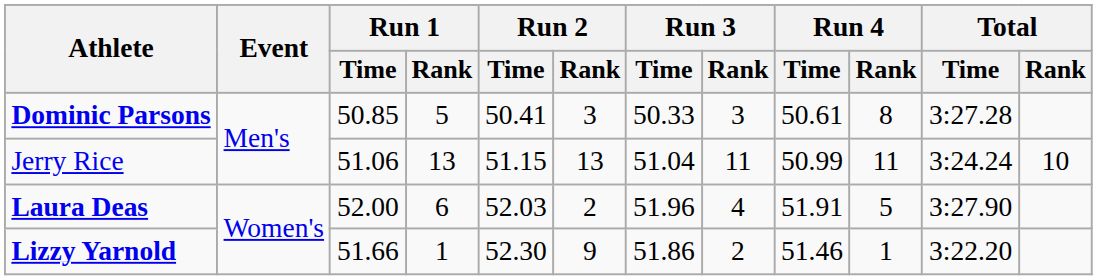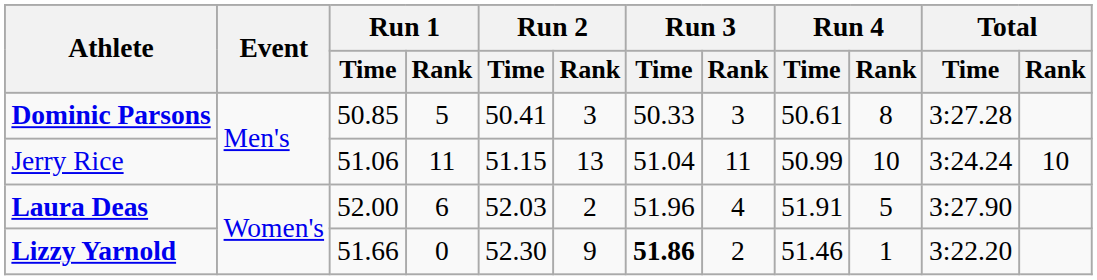(442, 161) 13 -> (442, 161) 11
(886, 161) 11 -> (886, 161) 10
(442, 251) 1 -> (442, 251) 0
(664, 251) normal -> (664, 251) bold
